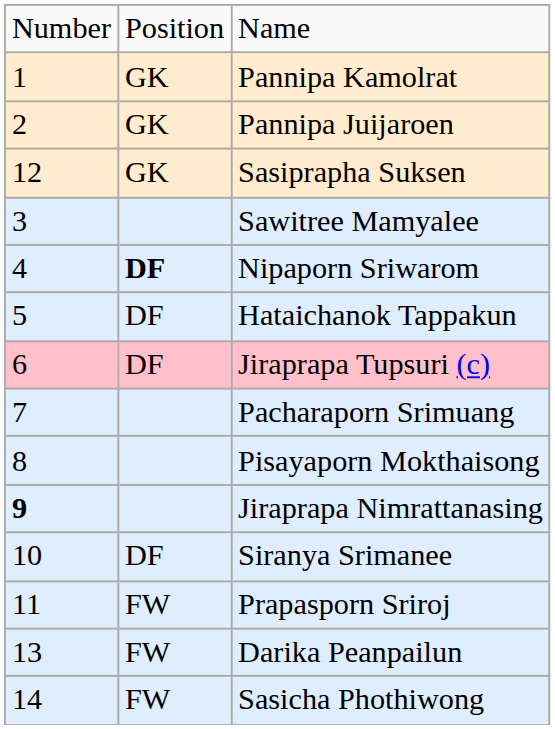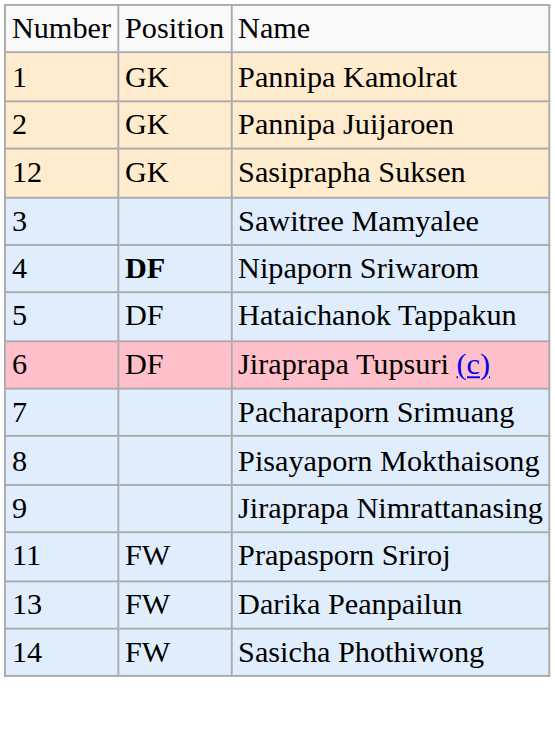(19, 508) bold -> (19, 508) normal
- row: (345, 556)
